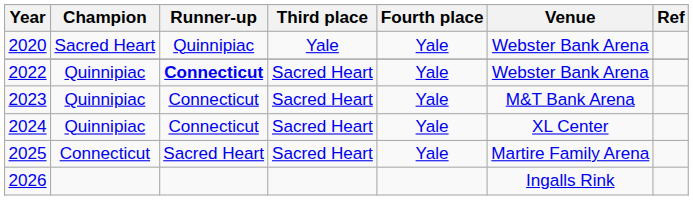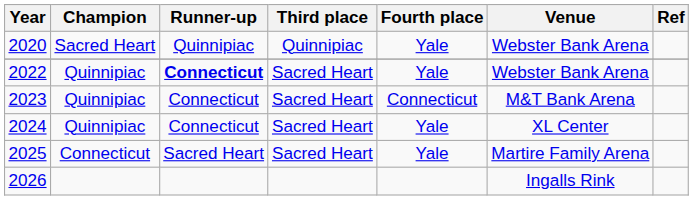(322, 45) Yale -> (322, 45) Quinnipiac
(432, 99) Yale -> (432, 99) Connecticut
